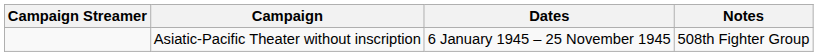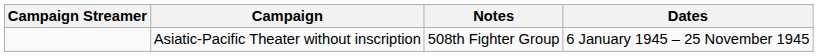columns swapped: (549, 16) <-> (743, 16)
